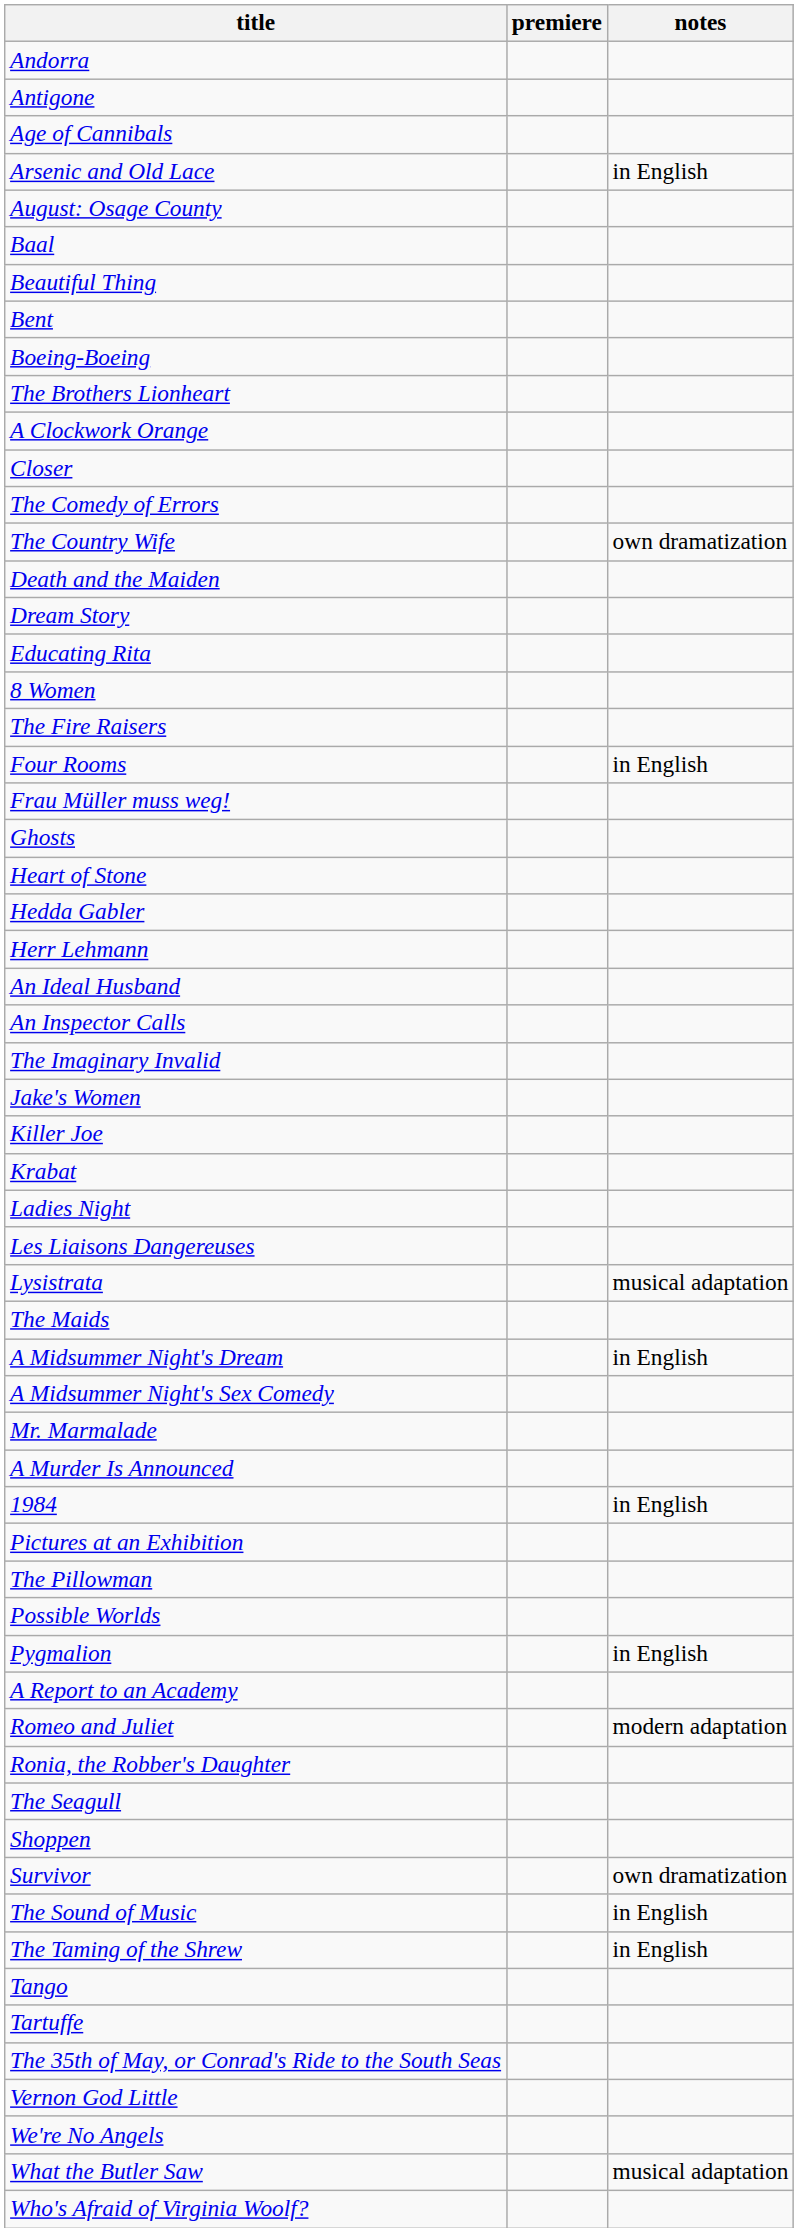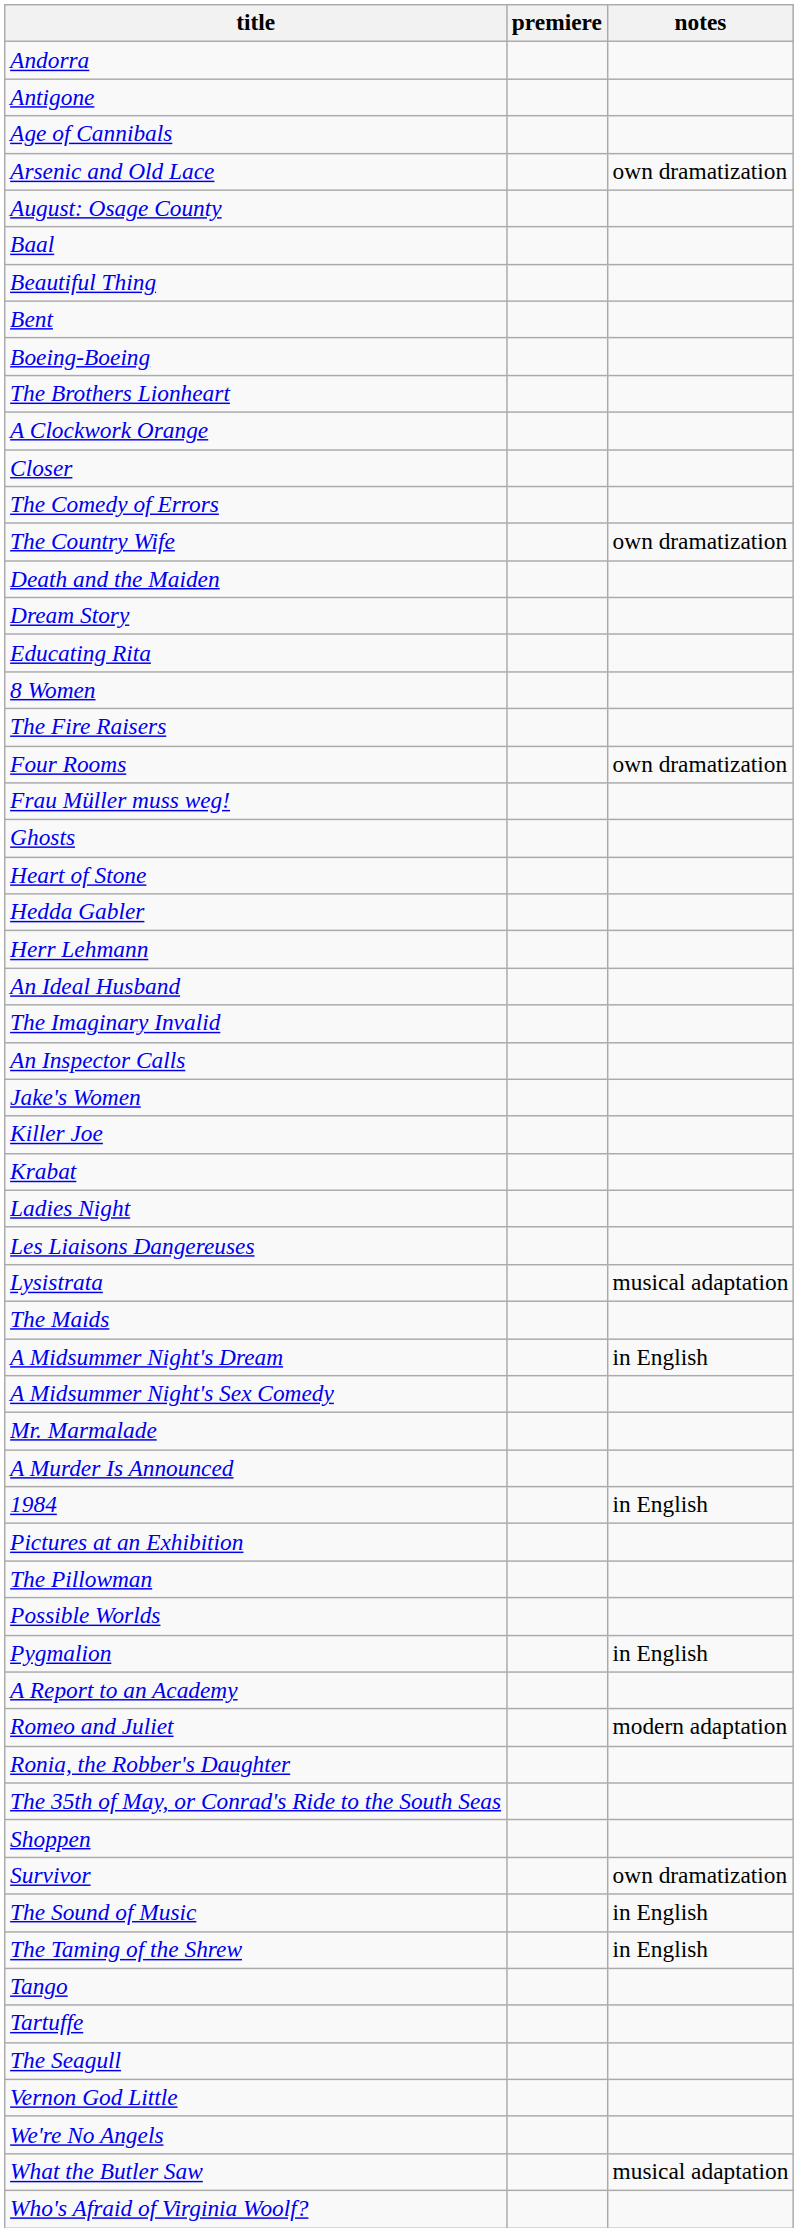(660, 171) in English -> (700, 171) own dramatization
(660, 763) in English -> (700, 763) own dramatization
rows swapped: (115, 1060) <-> (98, 1023)
rows swapped: (66, 1801) <-> (256, 2060)
